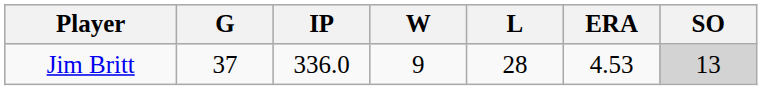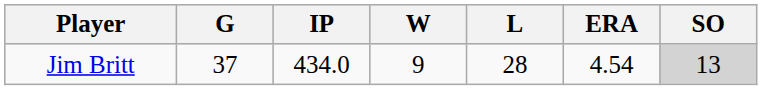(322, 63) 336.0 -> (322, 63) 434.0
(612, 63) 4.53 -> (612, 63) 4.54
